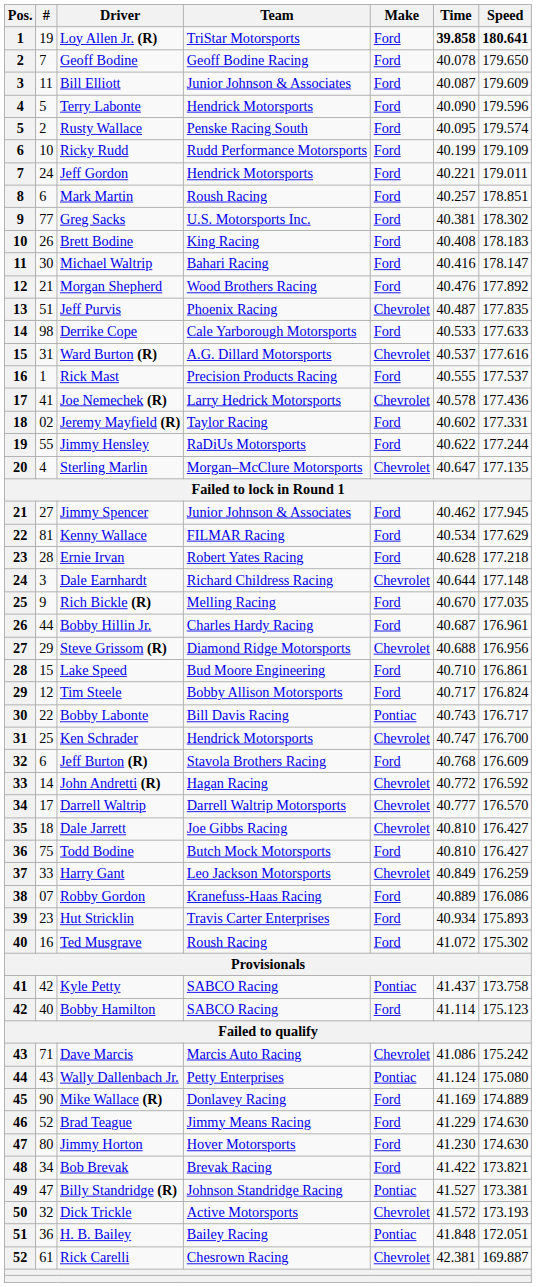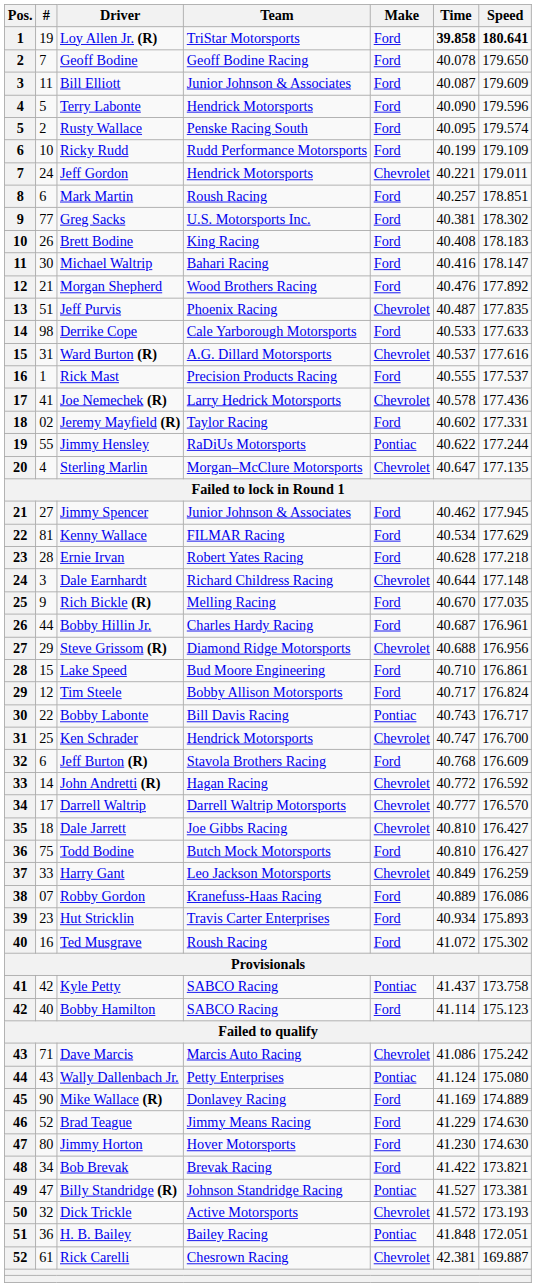(387, 173) Ford -> (402, 173) Chevrolet
(387, 444) Ford -> (395, 444) Pontiac
